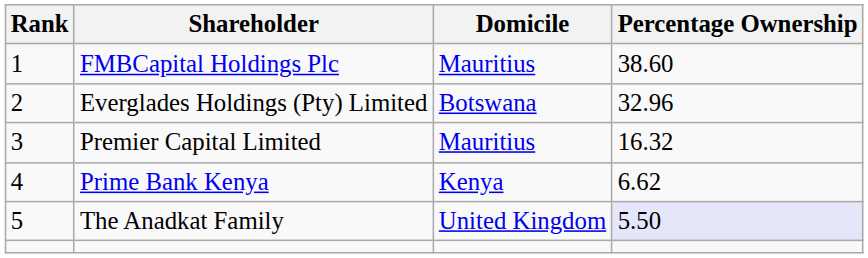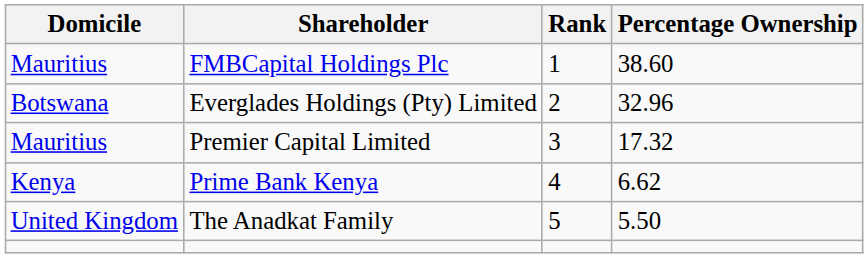columns swapped: (40, 24) <-> (522, 24)
(646, 142) 16.32 -> (646, 142) 17.32
(639, 220) lavender background -> (639, 220) no background
